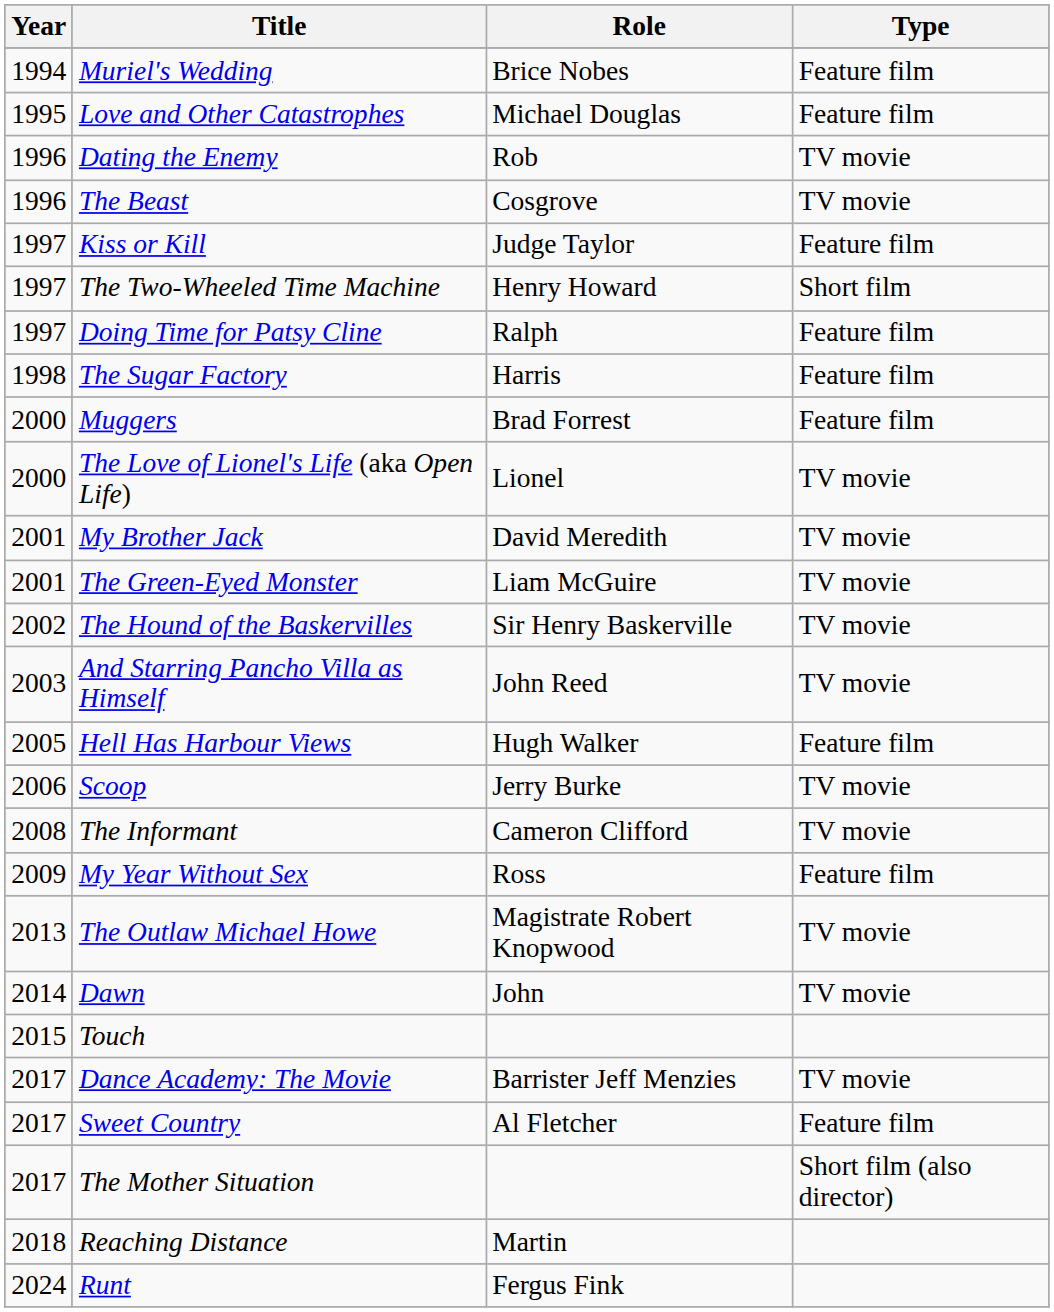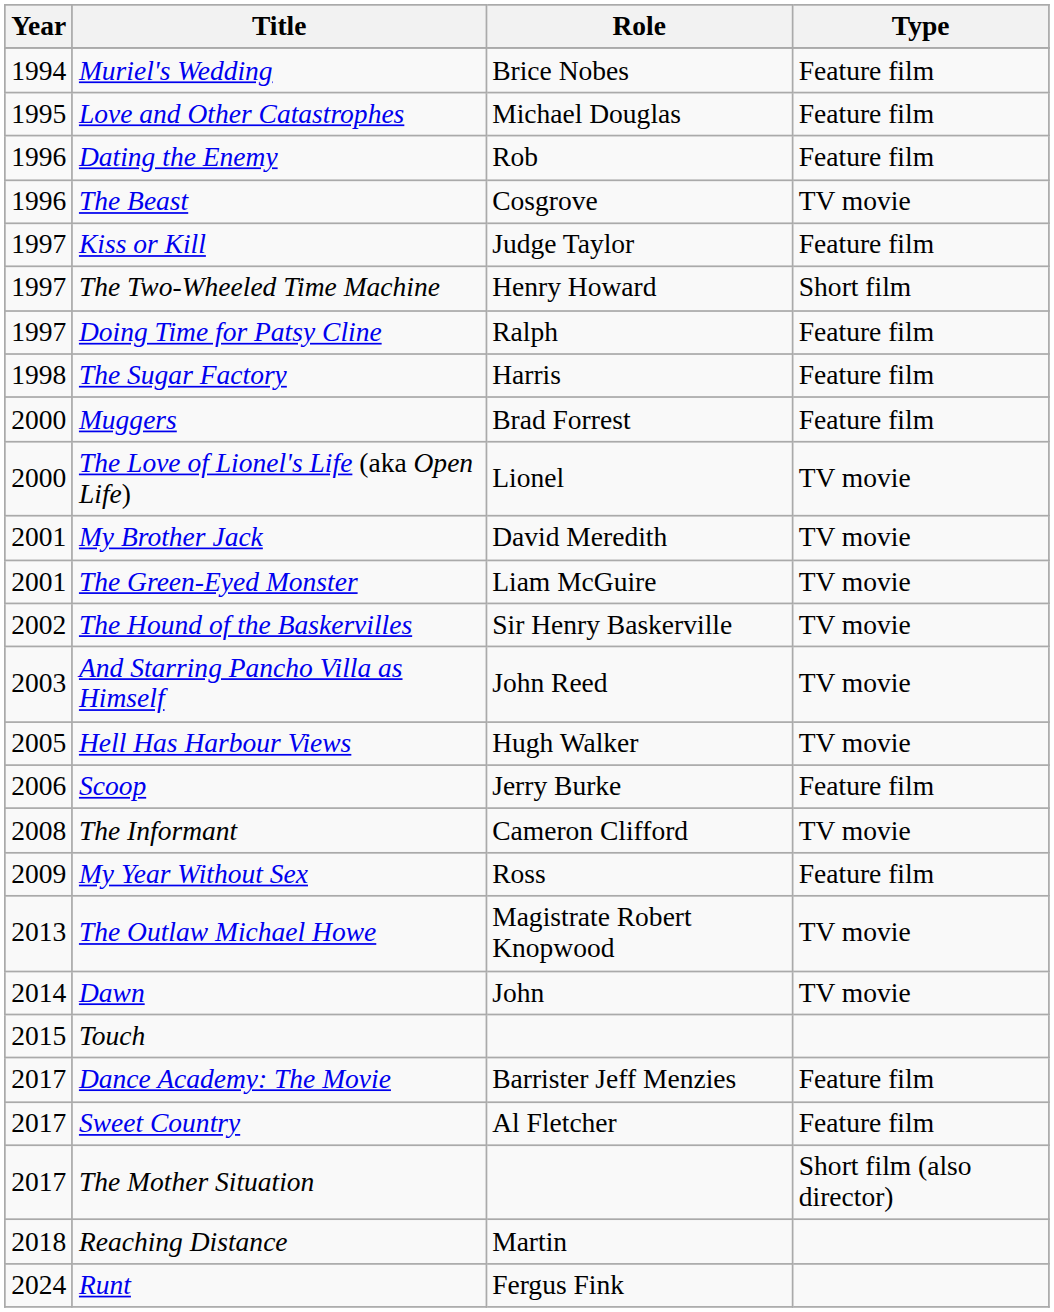(855, 157) TV movie -> (866, 157) Feature film
(866, 742) Feature film -> (855, 742) TV movie
(855, 786) TV movie -> (866, 786) Feature film
(855, 1079) TV movie -> (866, 1079) Feature film
